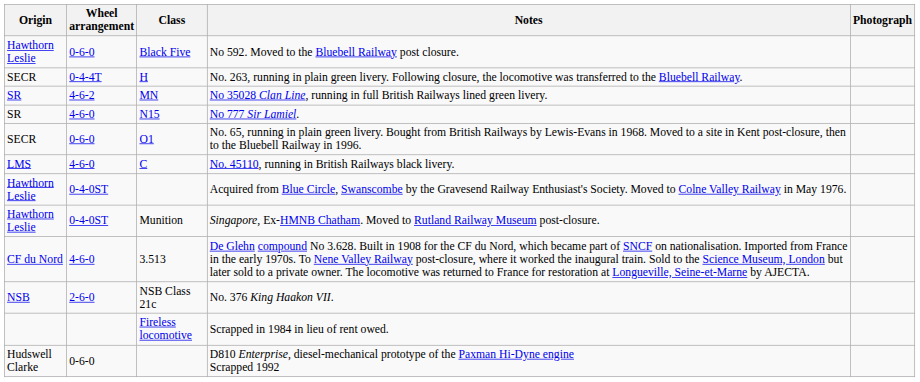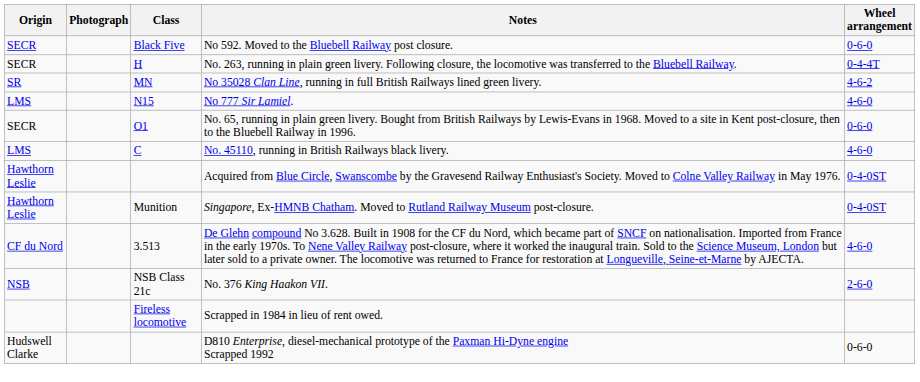columns swapped: (102, 20) <-> (882, 20)
(30, 51) Hawthorn Leslie -> (22, 45) SECR
(14, 114) SR -> (19, 100) LMS
